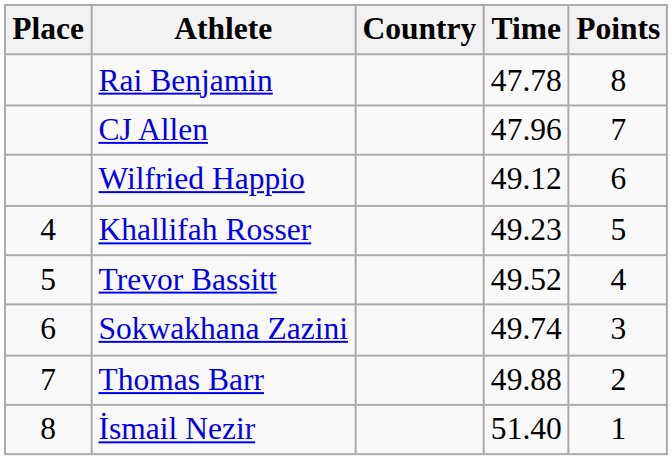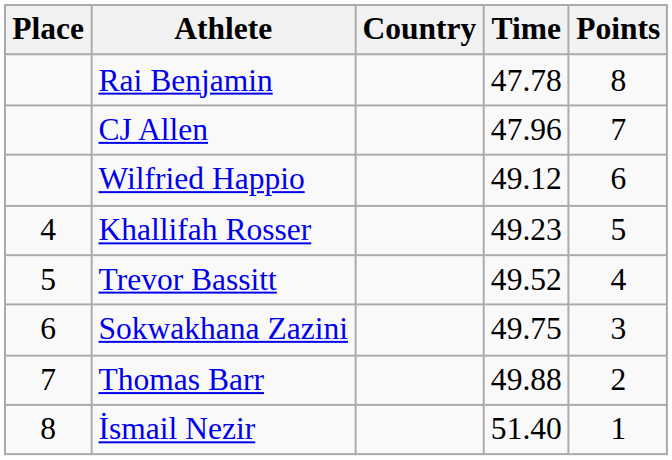(526, 329) 49.74 -> (526, 329) 49.75
